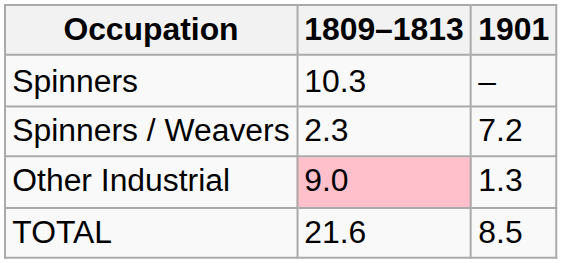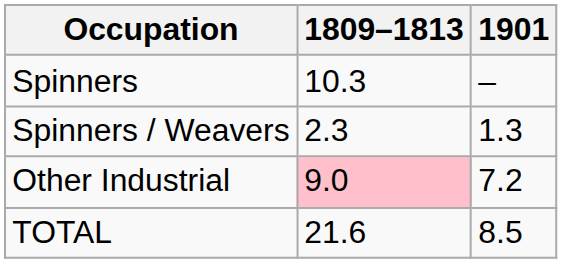(500, 130) 7.2 -> (500, 130) 1.3
(500, 181) 1.3 -> (500, 181) 7.2
